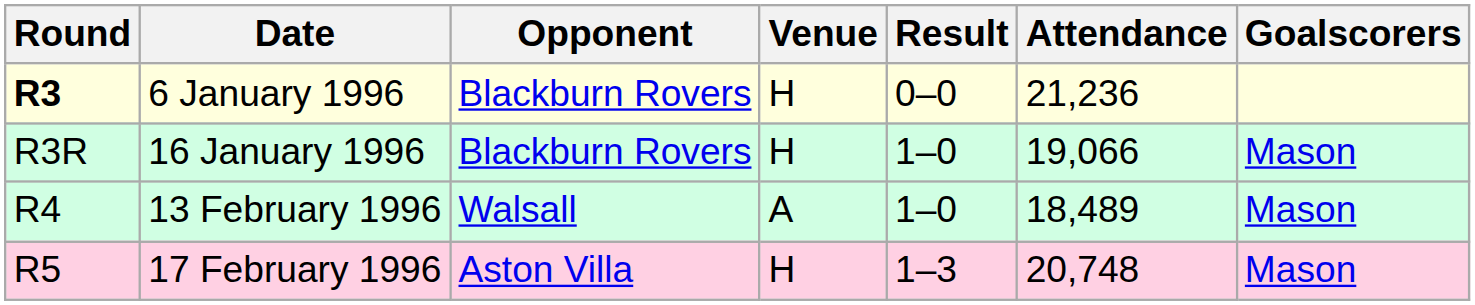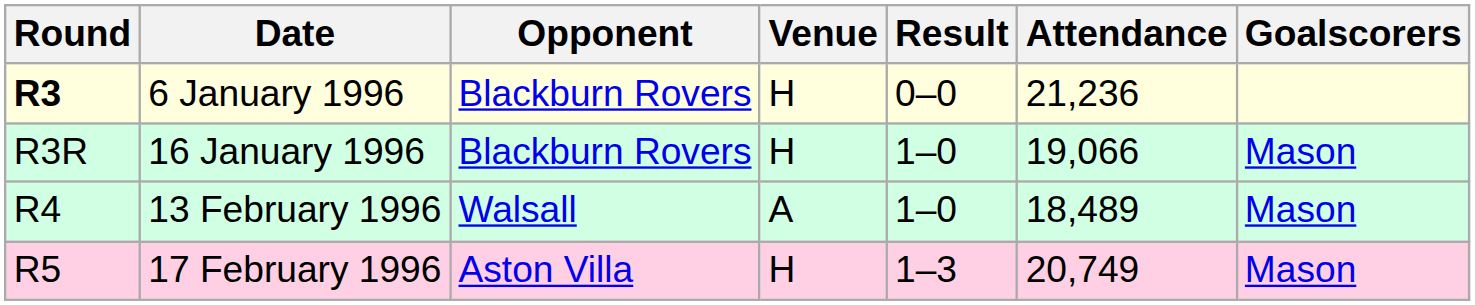(1082, 269) 20,748 -> (1082, 269) 20,749
